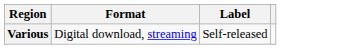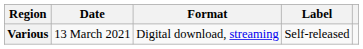+ column: (92, 14)
